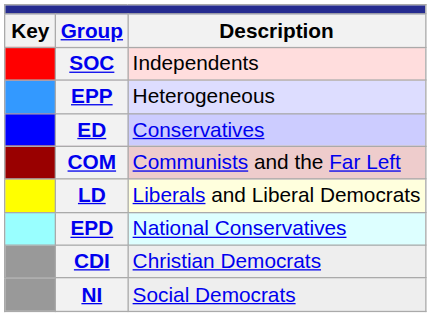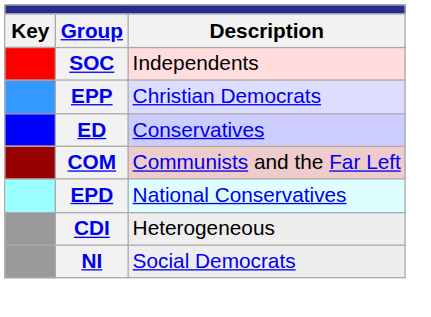(204, 96) Heterogeneous -> (227, 96) Christian Democrats
- row: (92, 195)
(227, 261) Christian Democrats -> (204, 228) Heterogeneous
